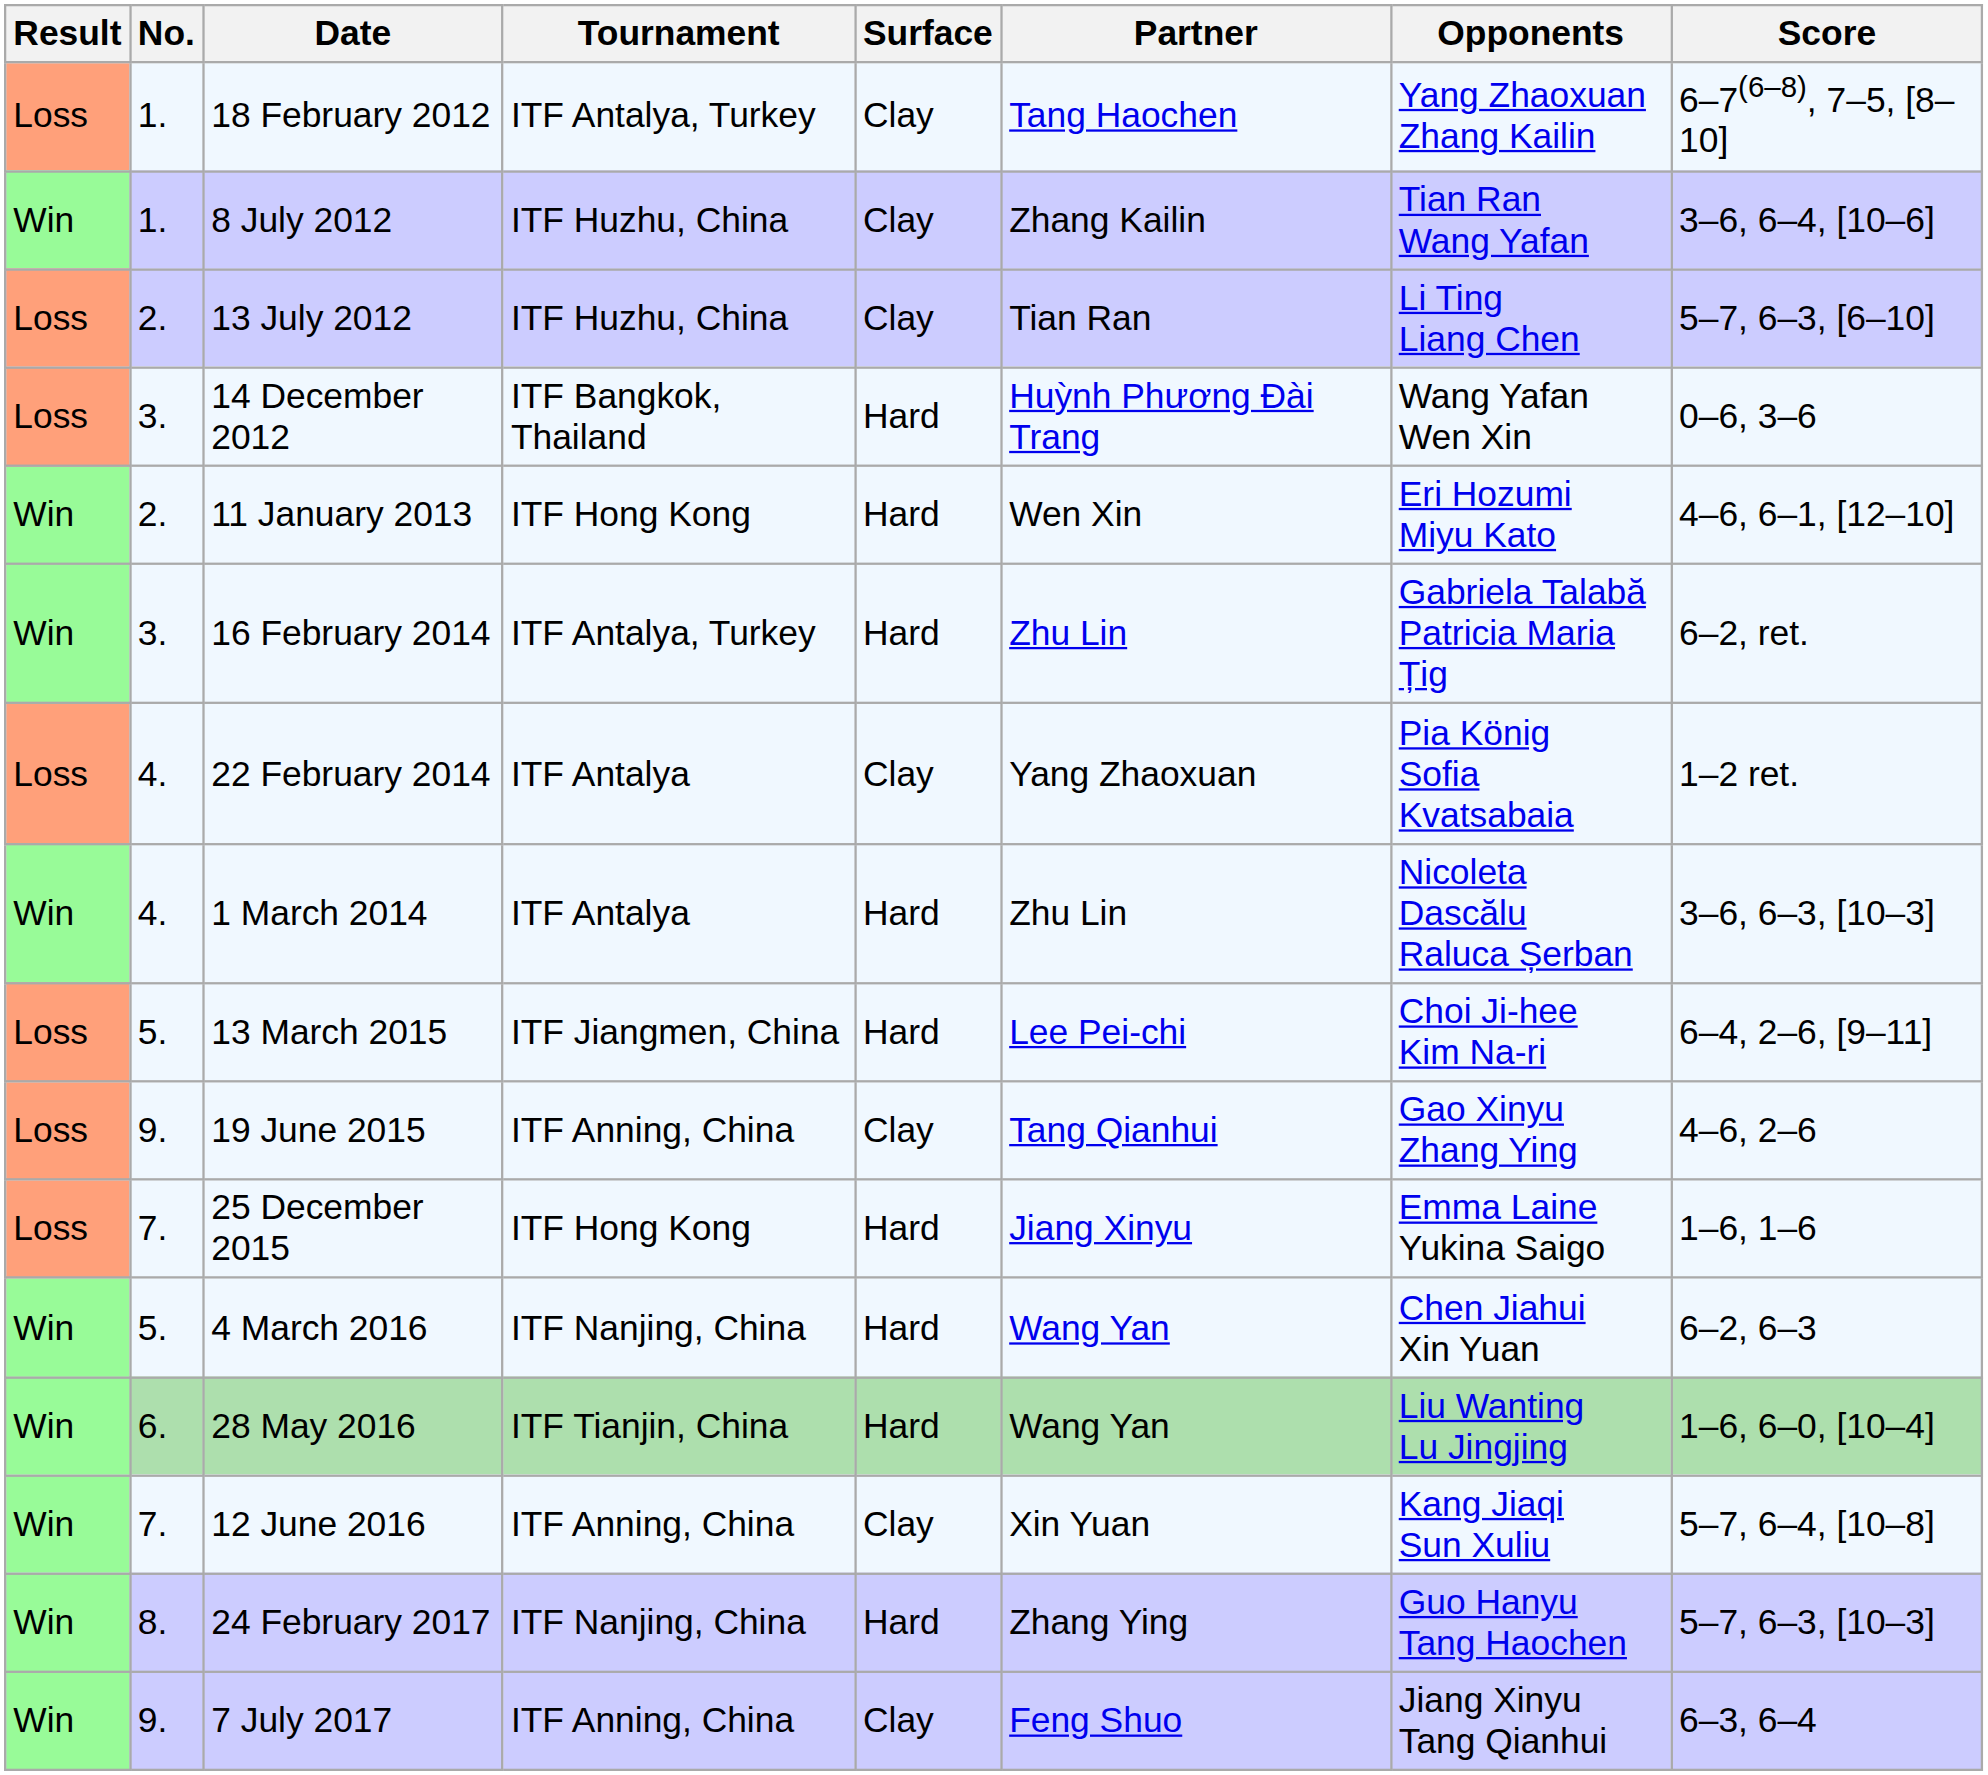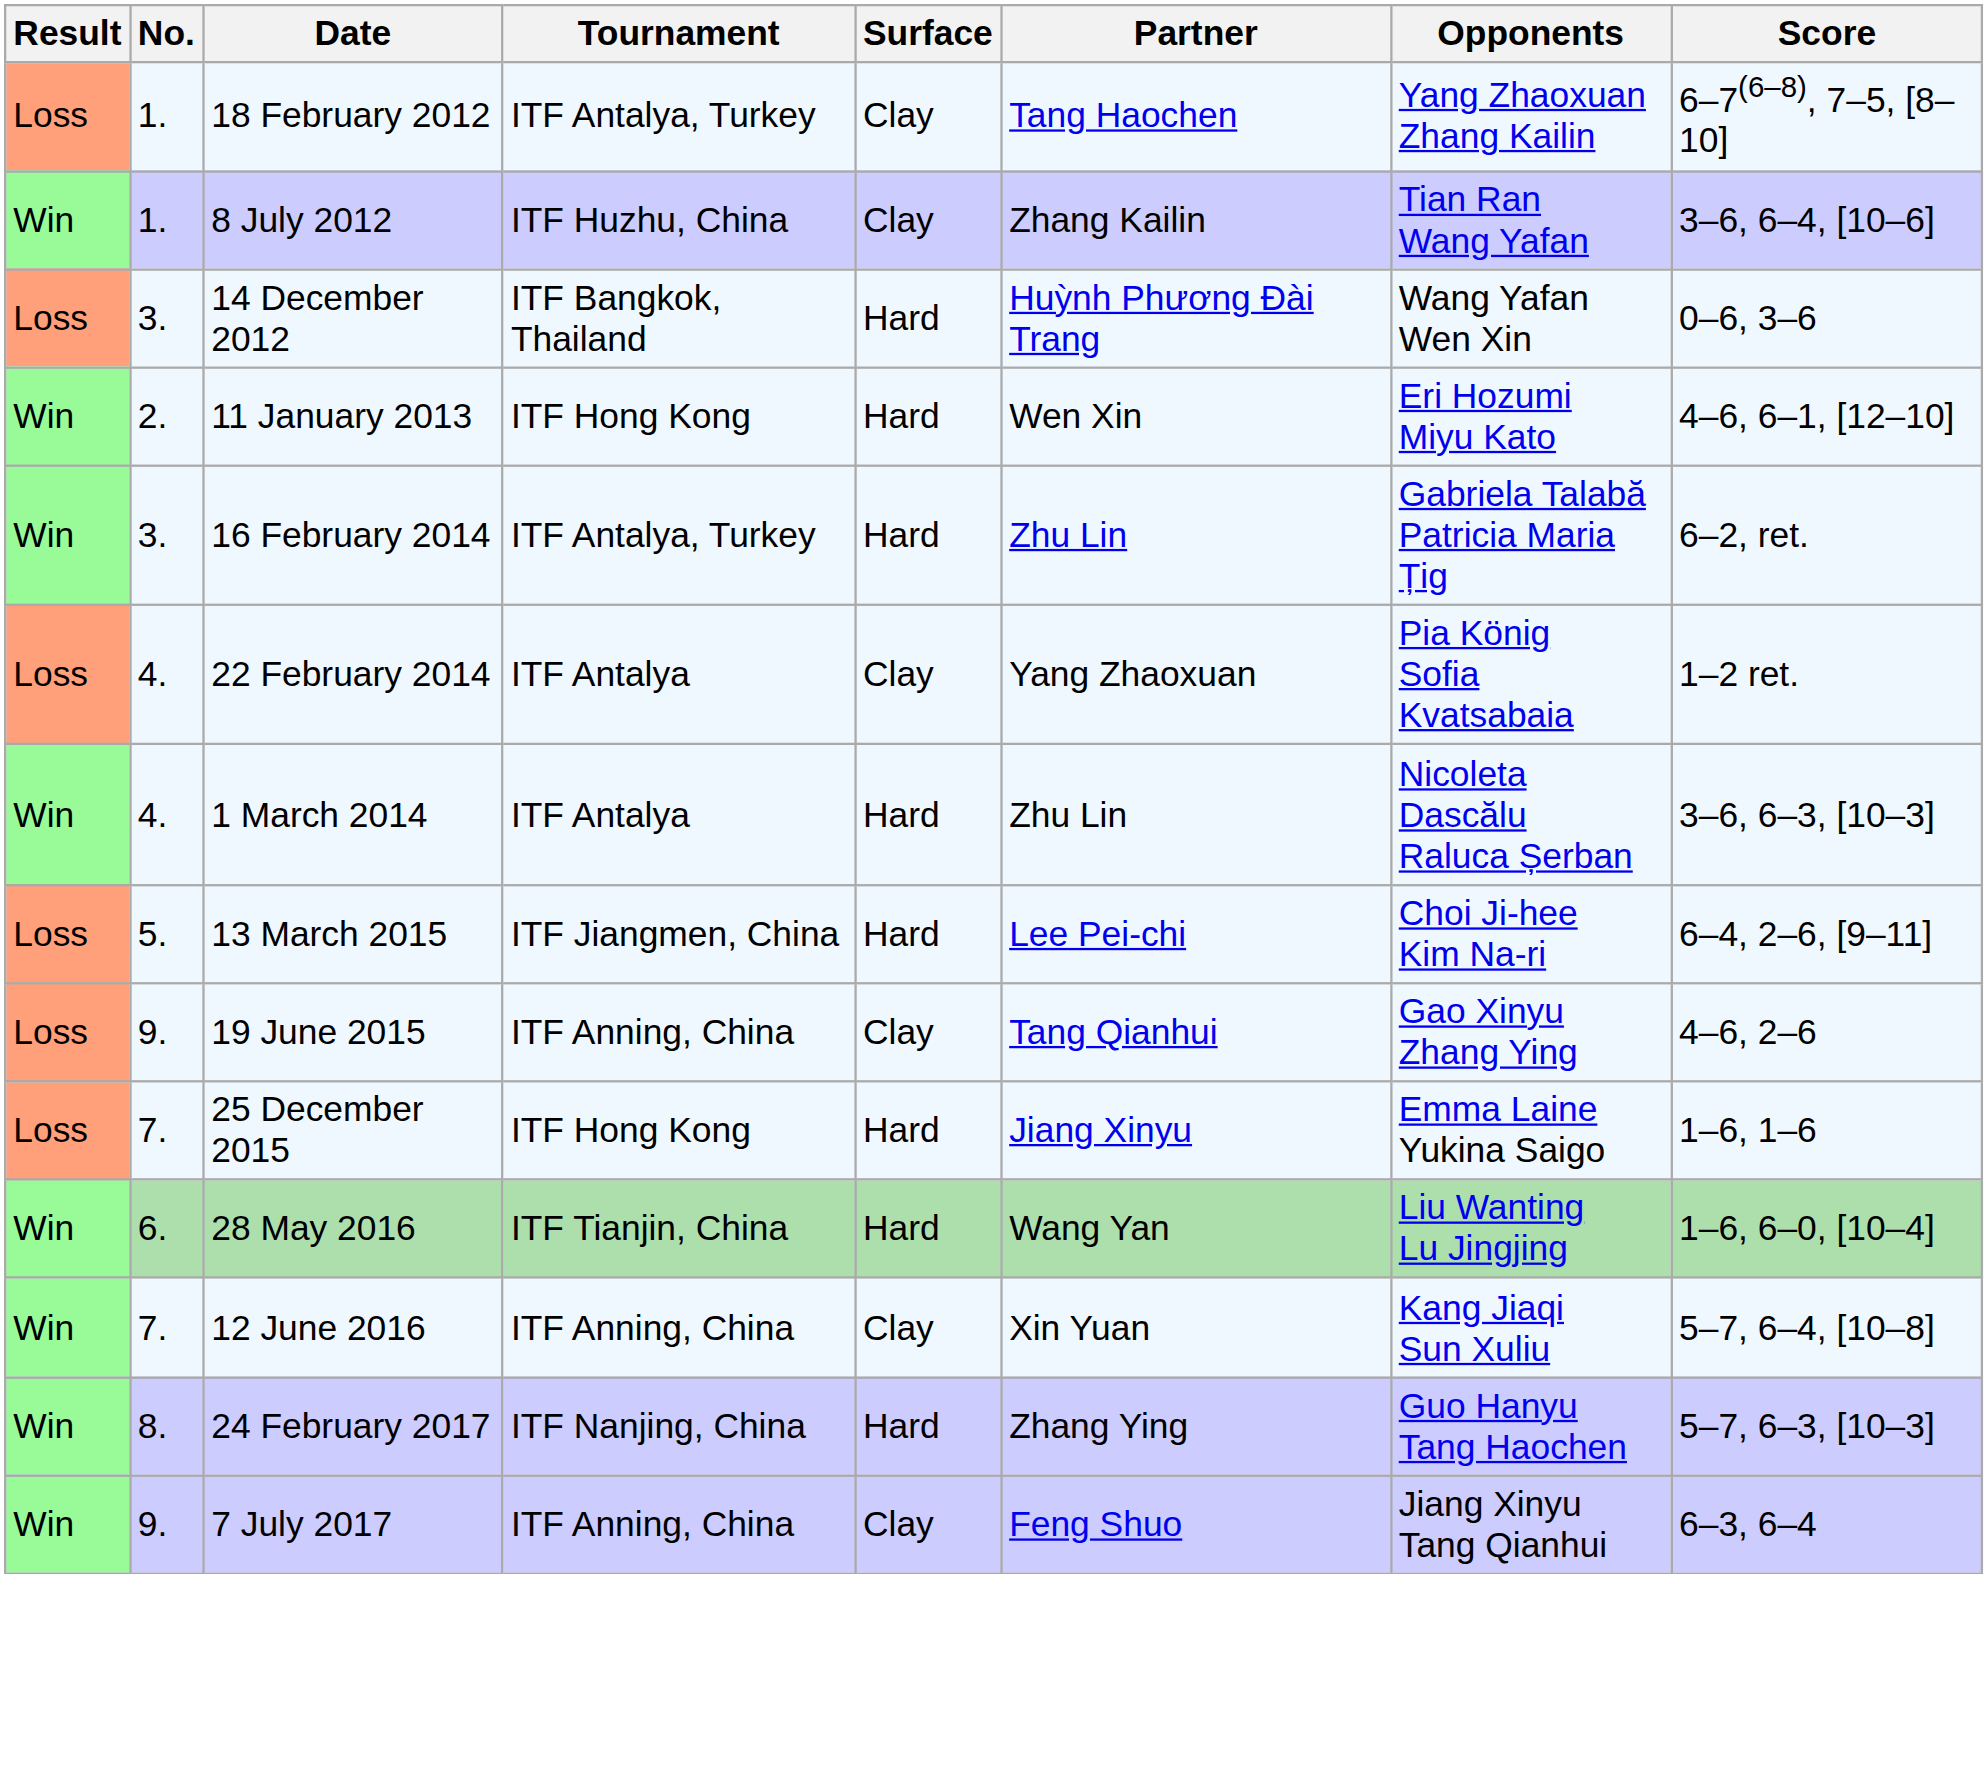- row: (312, 317)
- row: (319, 1326)
